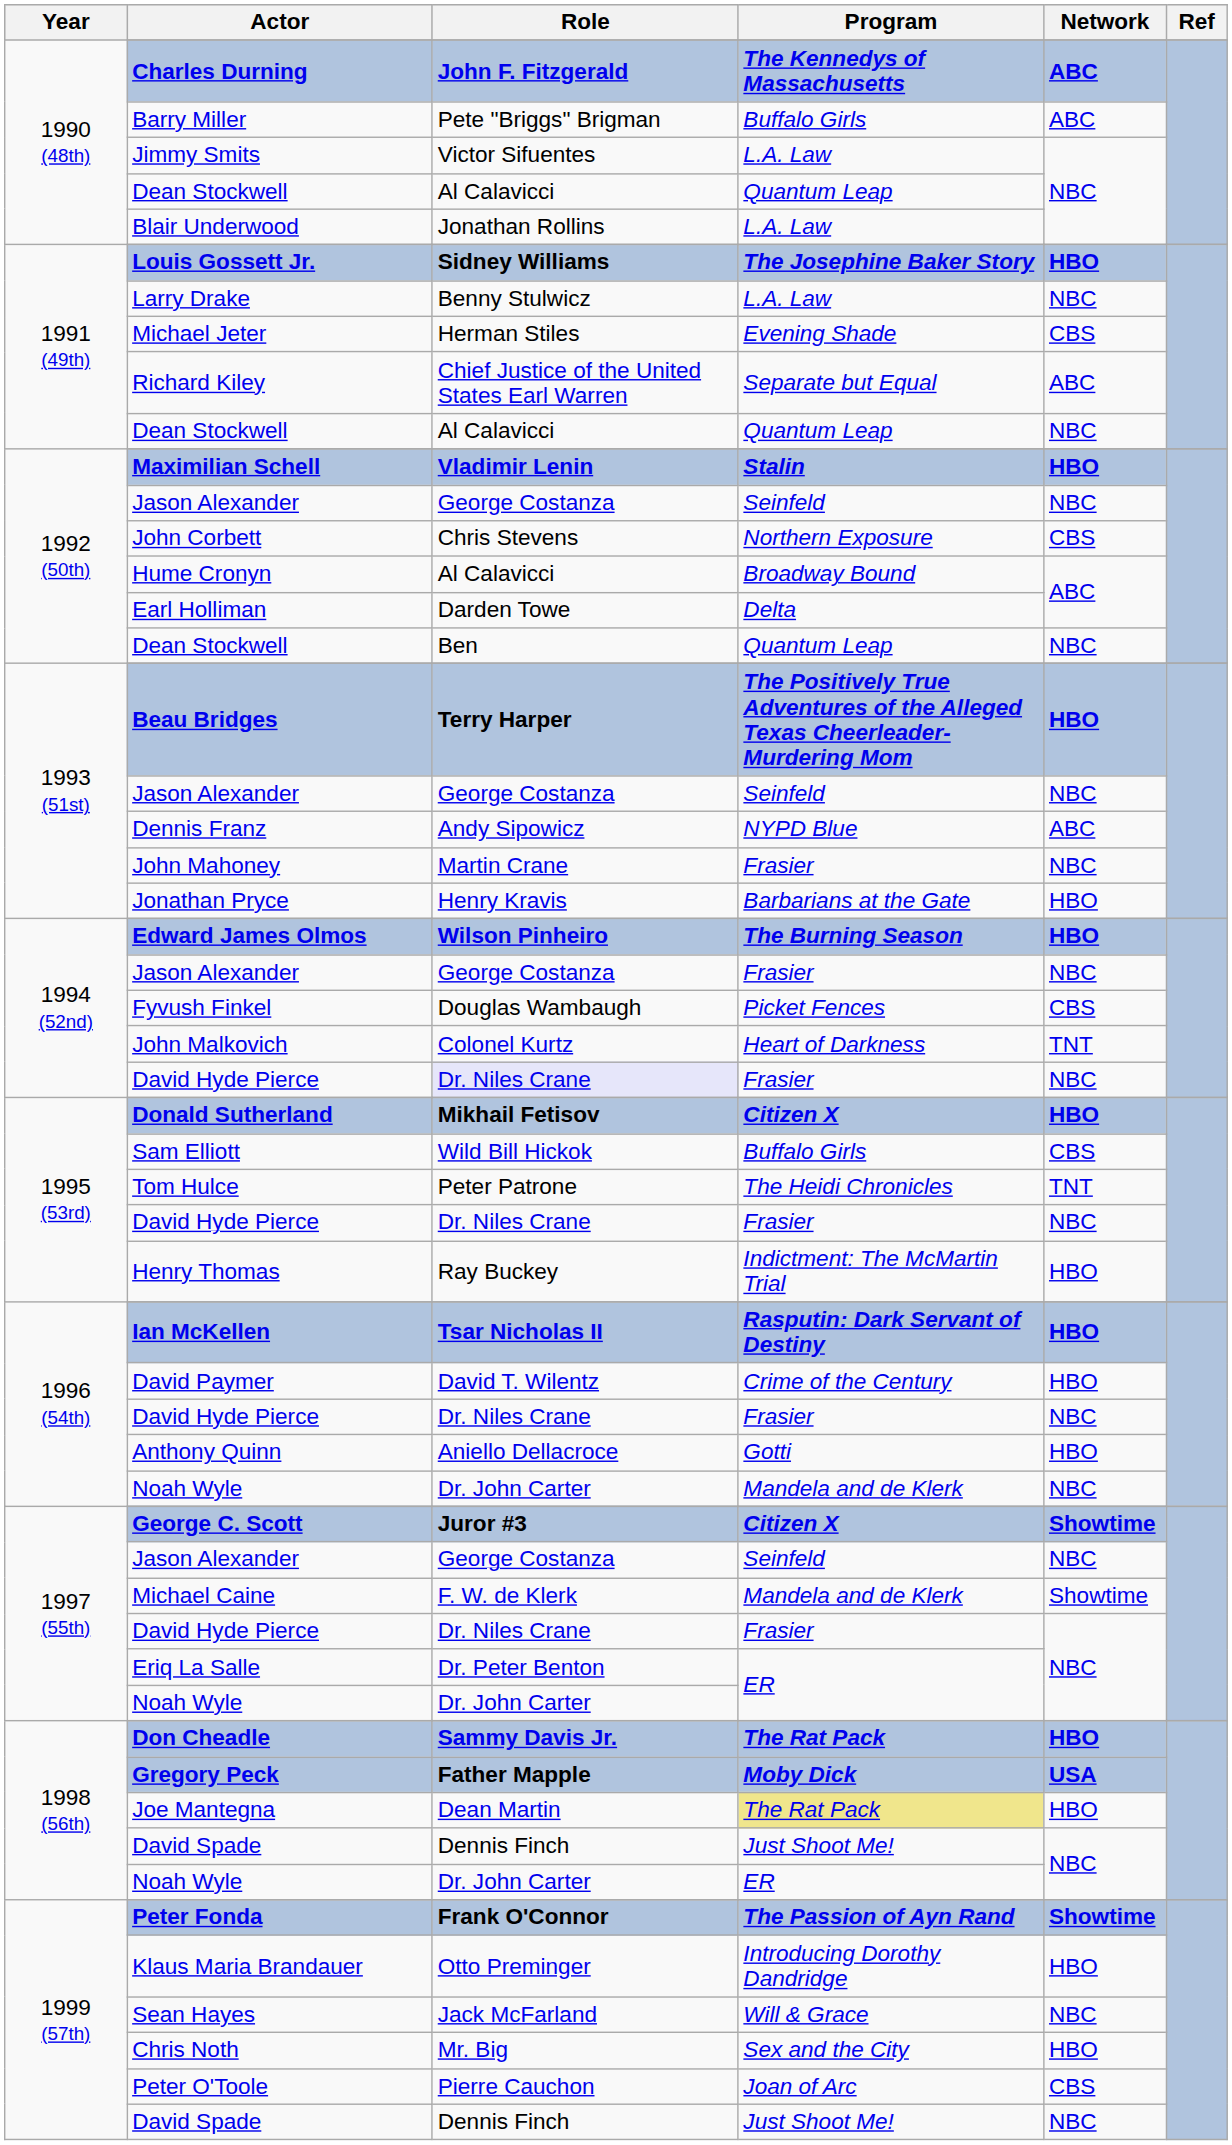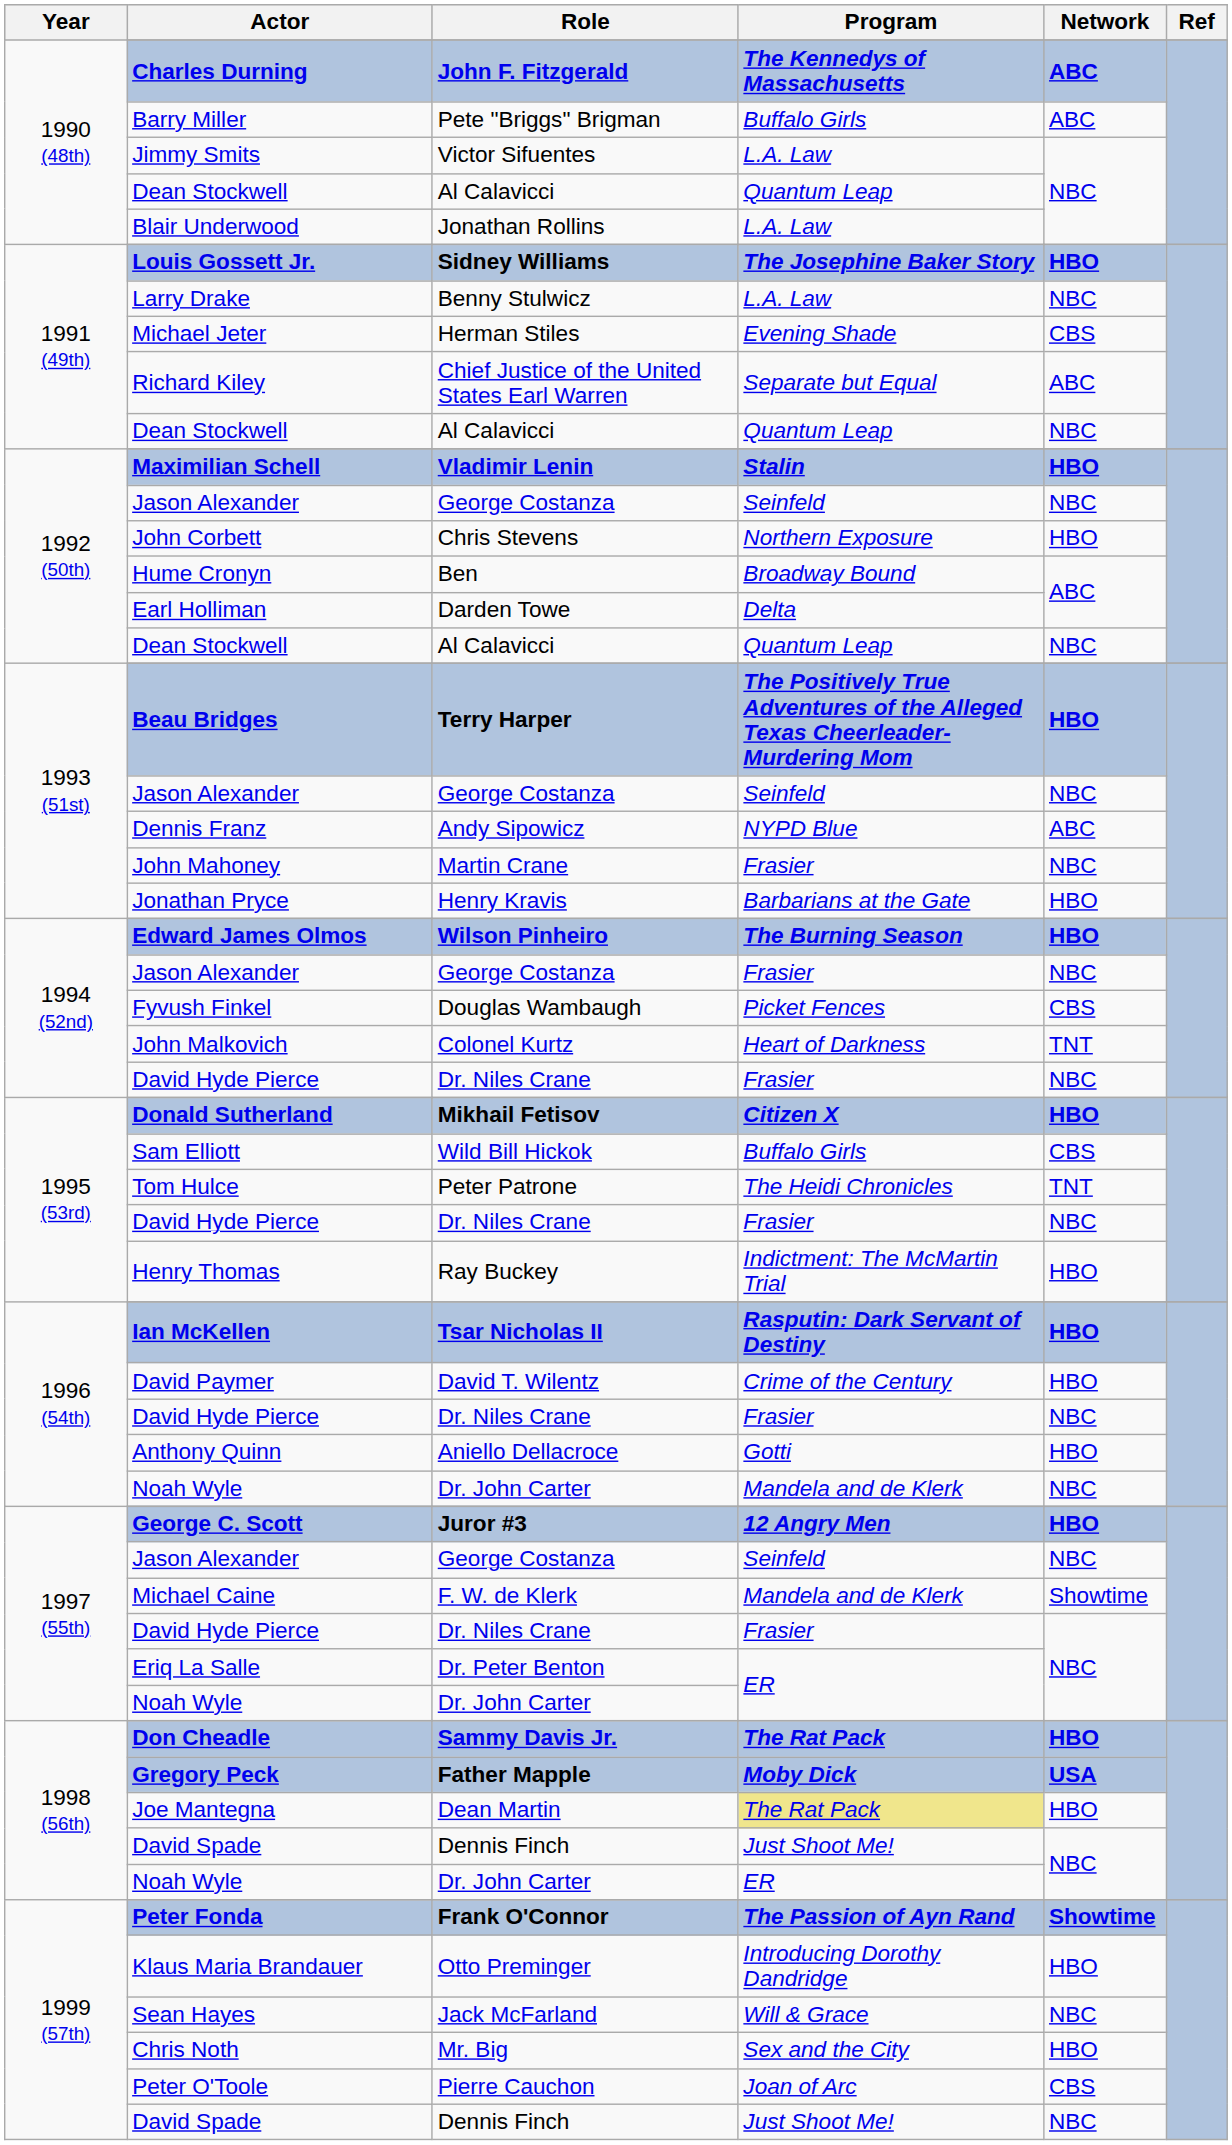(1072, 538) CBS -> (1073, 538) HBO
(496, 574) Al Calavicci -> (458, 574) Ben
(458, 645) Ben -> (496, 645) Al Calavicci
(514, 1079) lavender background -> (514, 1079) no background
(791, 1523) Citizen X -> (817, 1523) 12 Angry Men
(1102, 1523) Showtime -> (1074, 1523) HBO
